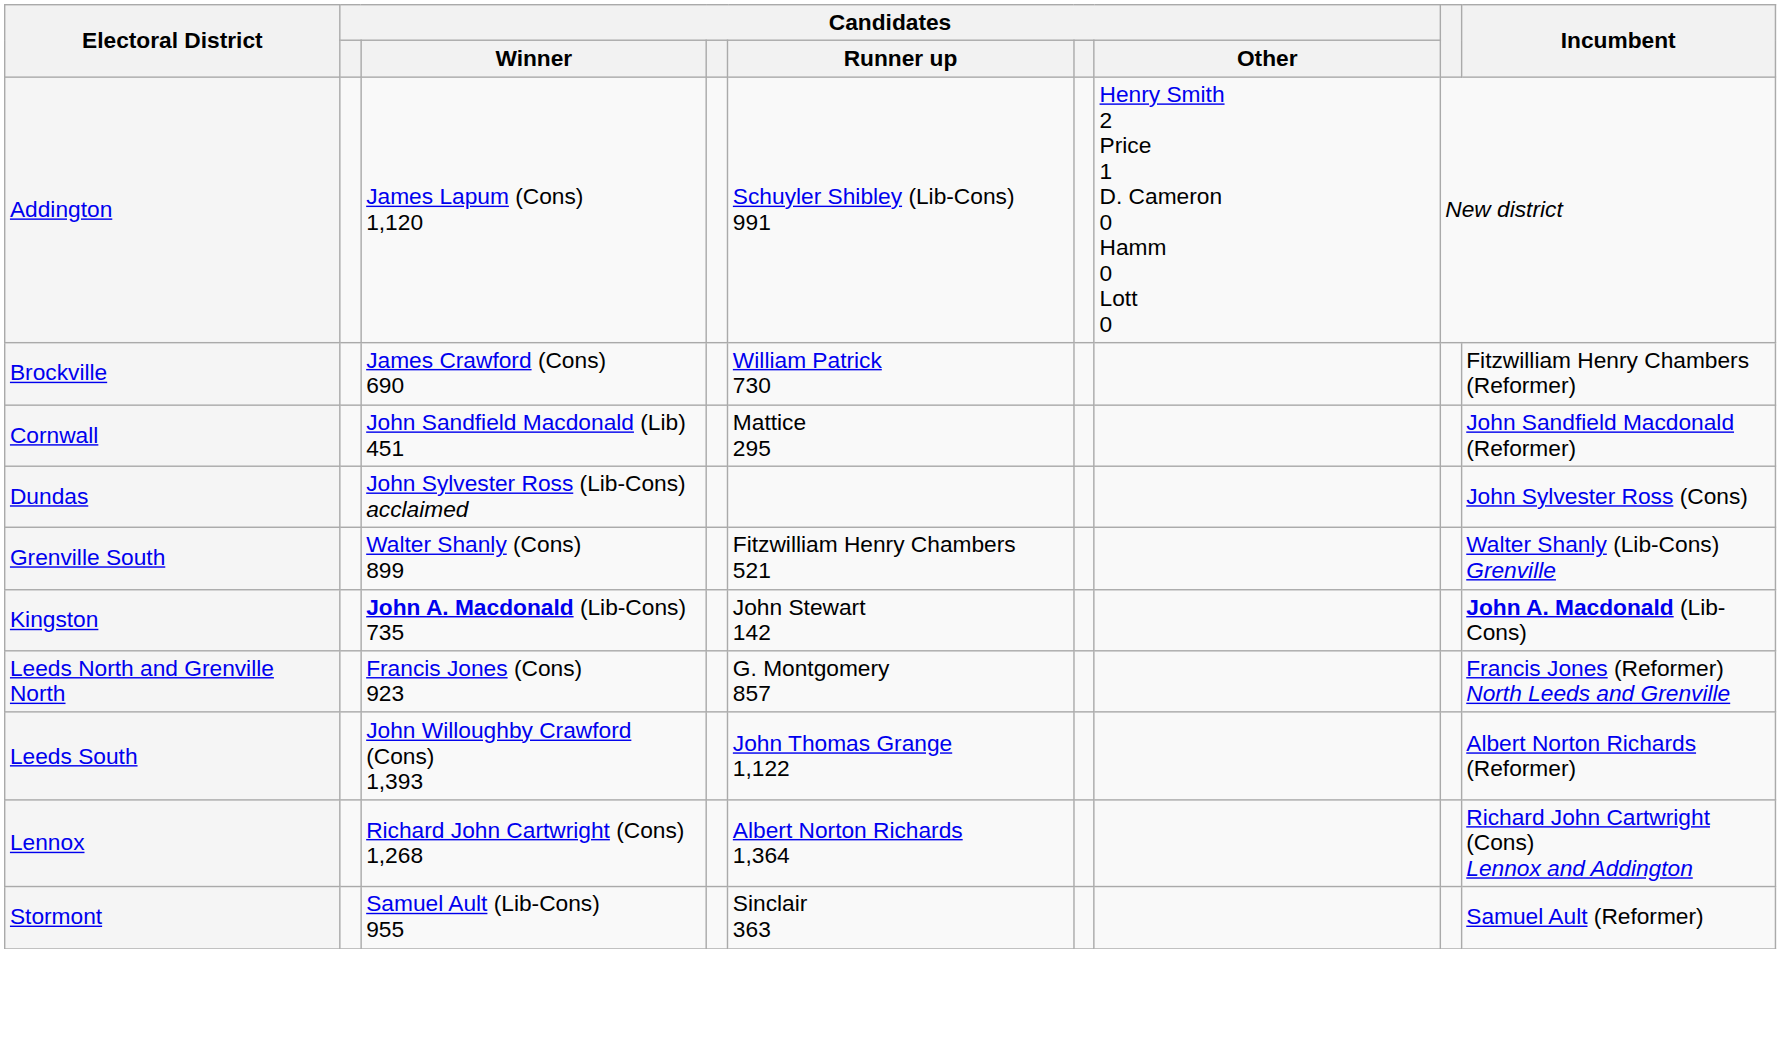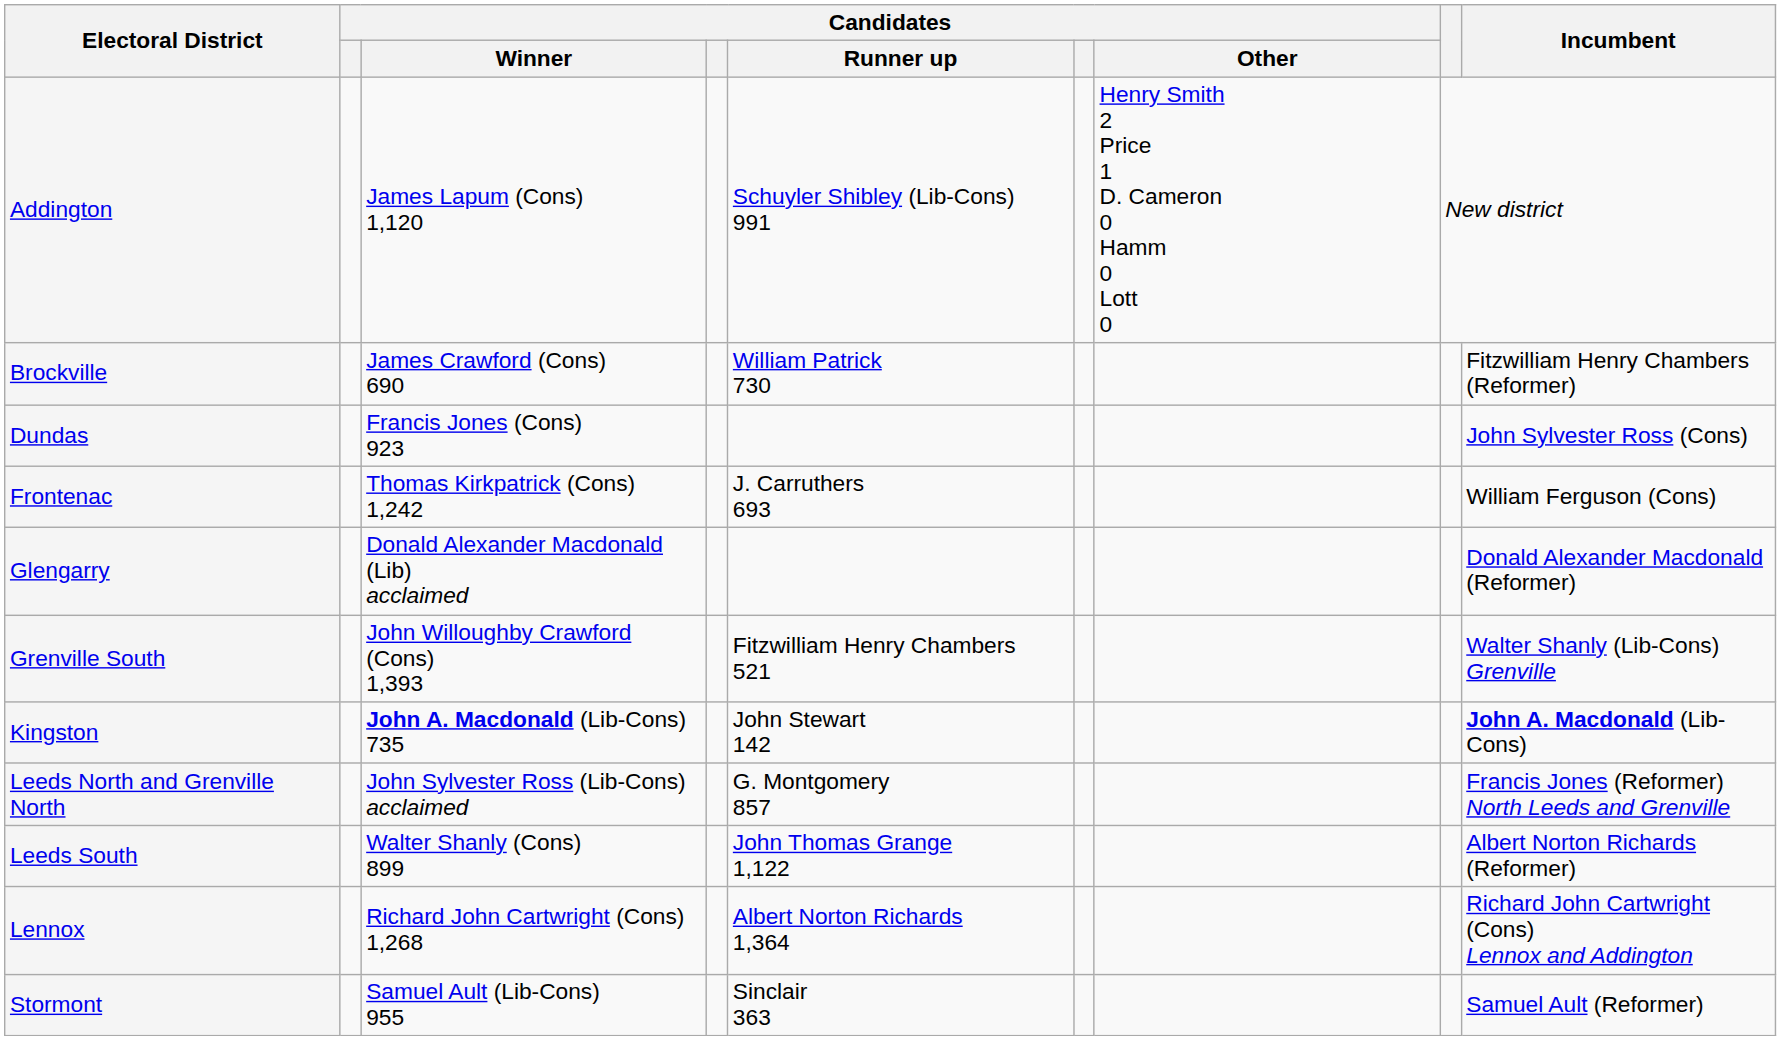- row: (54, 435)
(526, 496) John Sylvester Ross (Lib-Cons) acclaimed -> (474, 435) Francis Jones (Cons) 923
+ row: (61, 496)
+ row: (60, 570)
(474, 558) Walter Shanly (Cons) 899 -> (499, 658) John Willoughby Crawford (Cons) 1,393
(474, 681) Francis Jones (Cons) 923 -> (526, 794) John Sylvester Ross (Lib-Cons) acclaimed
(499, 755) John Willoughby Crawford (Cons) 1,393 -> (474, 855) Walter Shanly (Cons) 899
